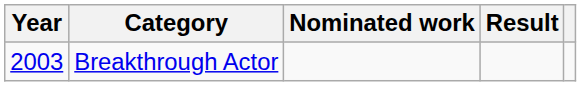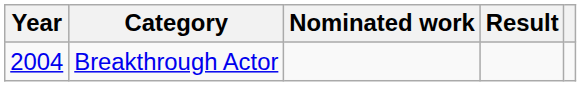(37, 61) 2003 -> (37, 61) 2004
